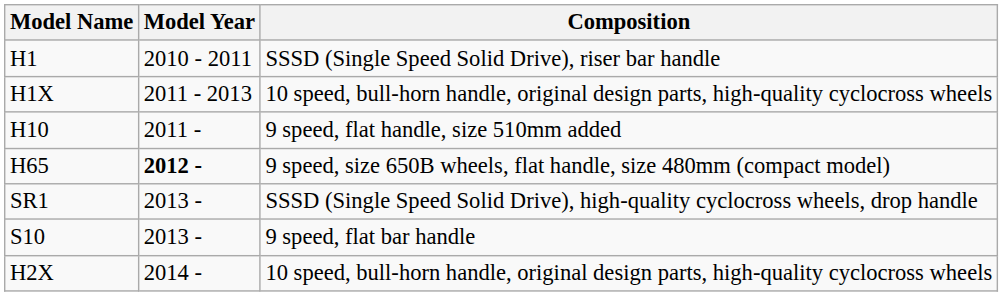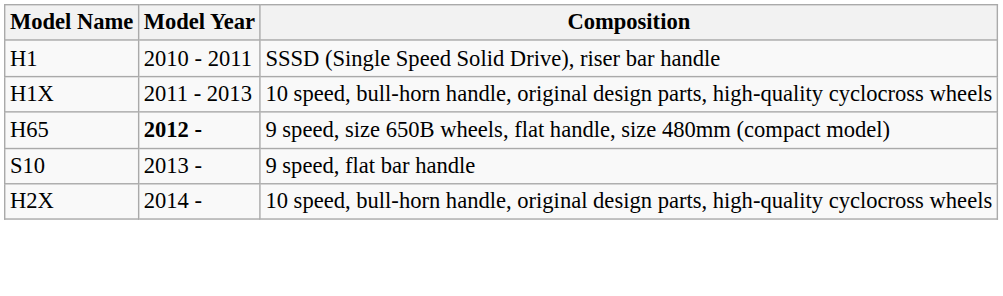- row: (29, 129)
- row: (29, 201)
